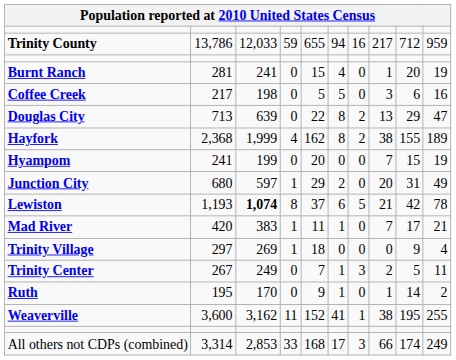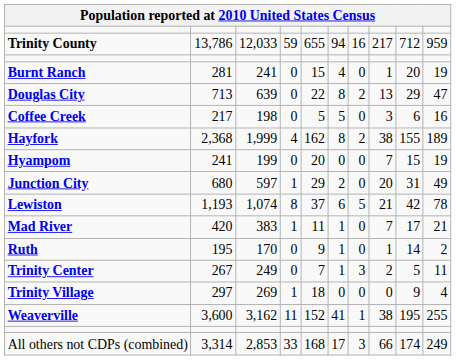rows swapped: (47, 94) <-> (46, 116)
(262, 204) bold -> (262, 204) normal
rows swapped: (23, 293) <-> (51, 249)
